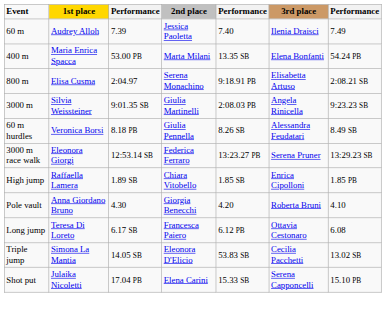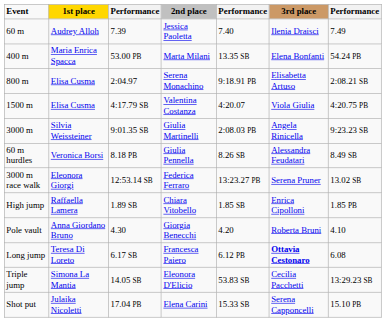+ row: (20, 106)
(351, 156) 13:29.23 SB -> (346, 180) 13.02 SB
(289, 230) normal -> (290, 255) bold
(346, 255) 13.02 SB -> (351, 280) 13:29.23 SB
